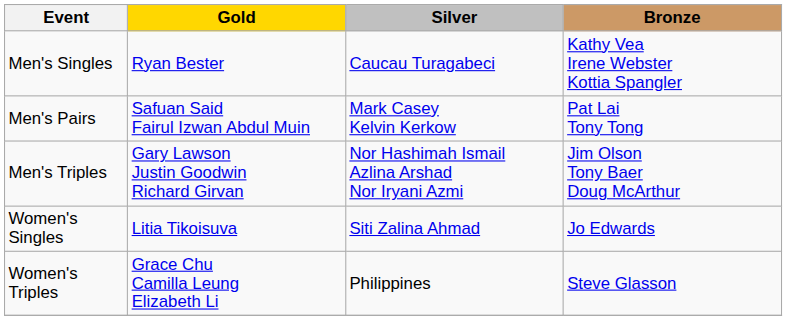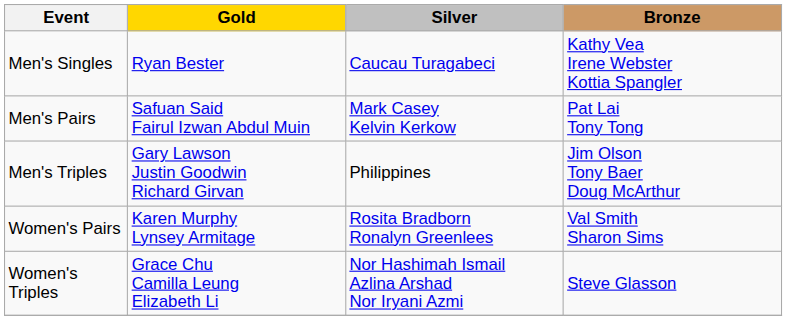(427, 173) Nor Hashimah Ismail Azlina Arshad Nor Iryani Azmi -> (390, 173) Philippines
- row: (43, 228)
+ row: (64, 228)
(390, 283) Philippines -> (427, 283) Nor Hashimah Ismail Azlina Arshad Nor Iryani Azmi
